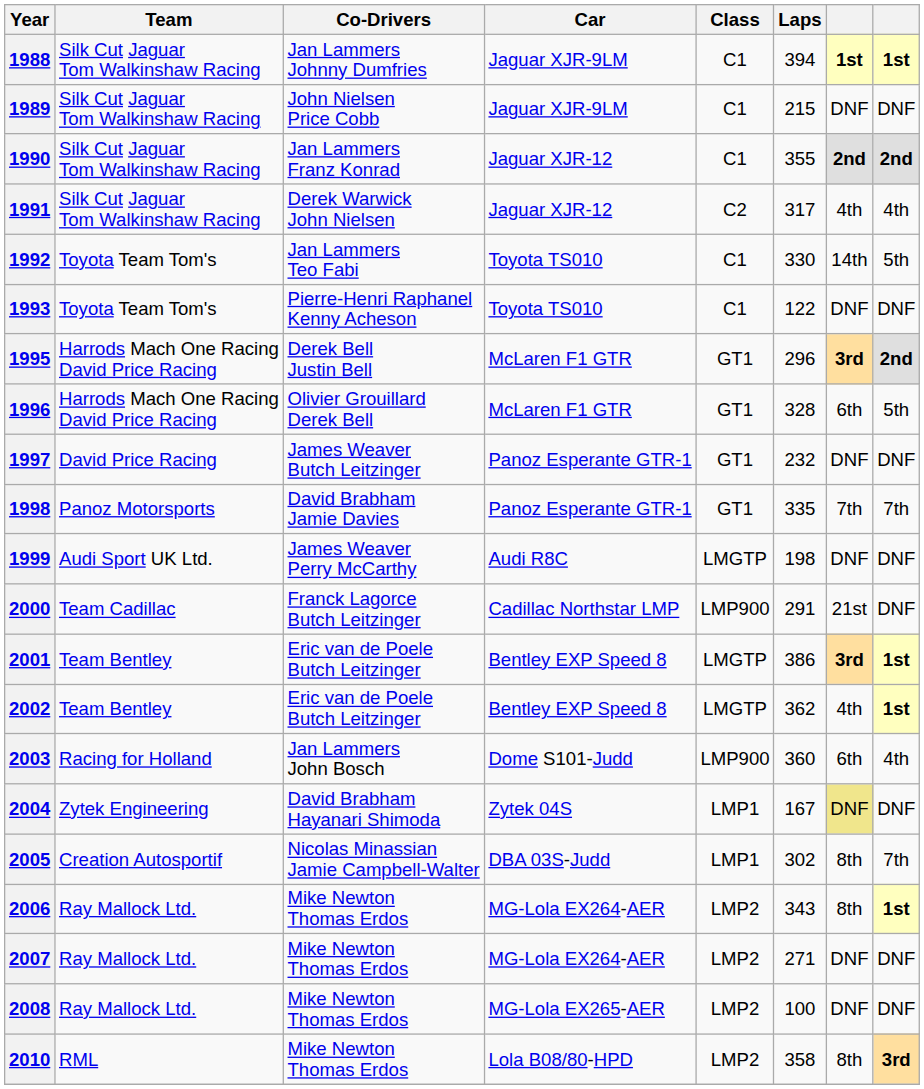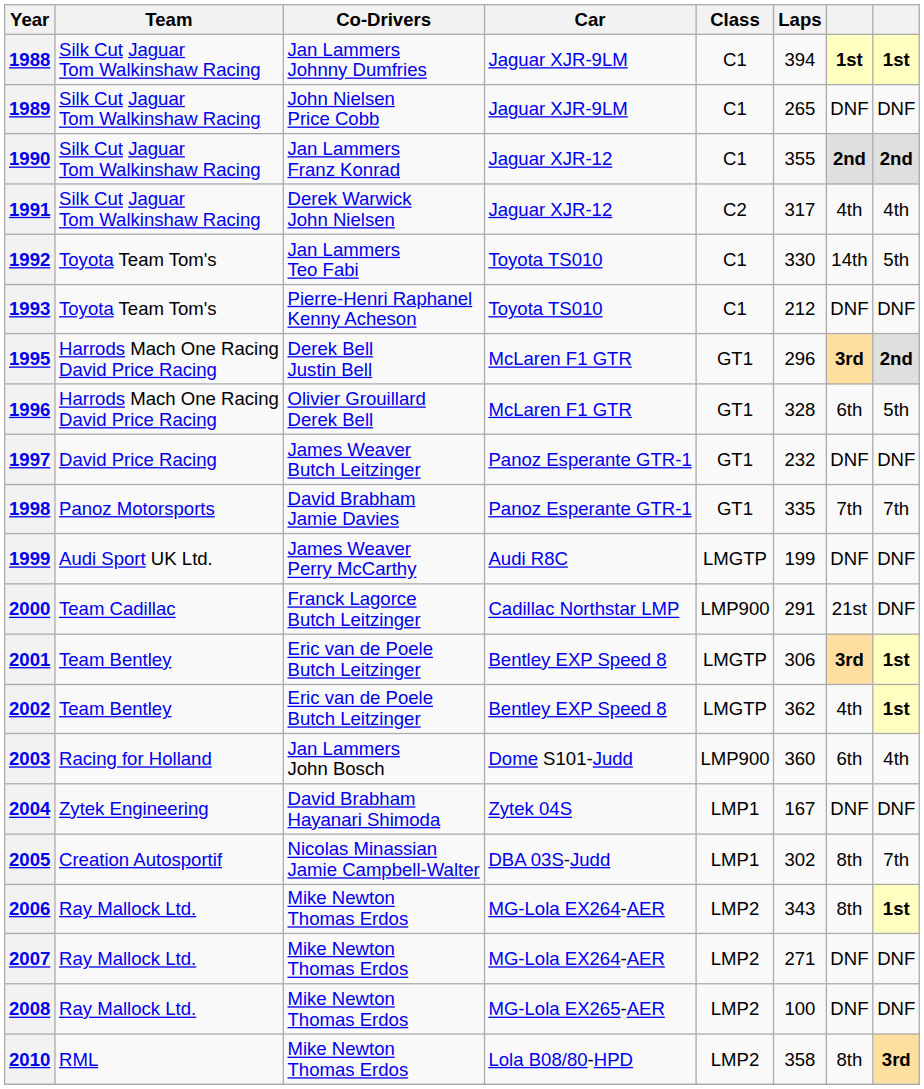(800, 109) 215 -> (800, 109) 265
(800, 309) 122 -> (800, 309) 212
(800, 559) 198 -> (800, 559) 199
(800, 659) 386 -> (800, 659) 306
(849, 809) khaki background -> (849, 809) no background
